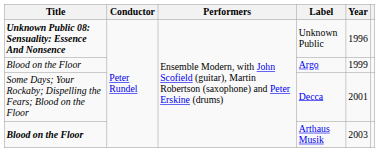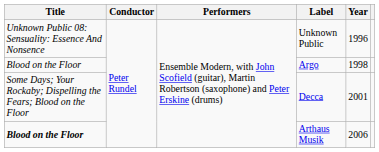(48, 38) bold -> (54, 38) normal
(358, 65) 1999 -> (358, 65) 1998
(358, 134) 2003 -> (358, 134) 2006
